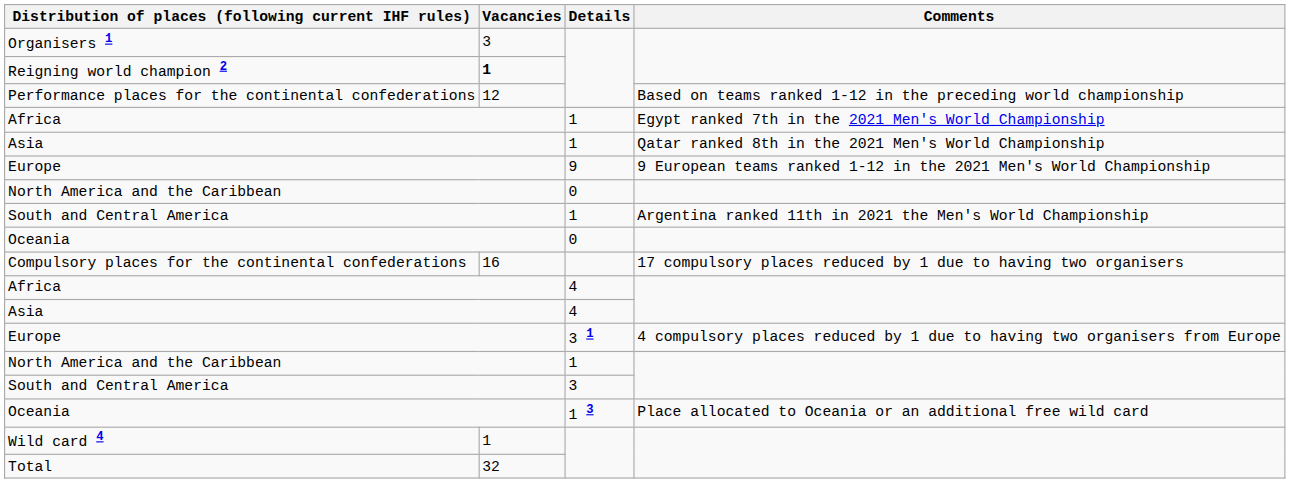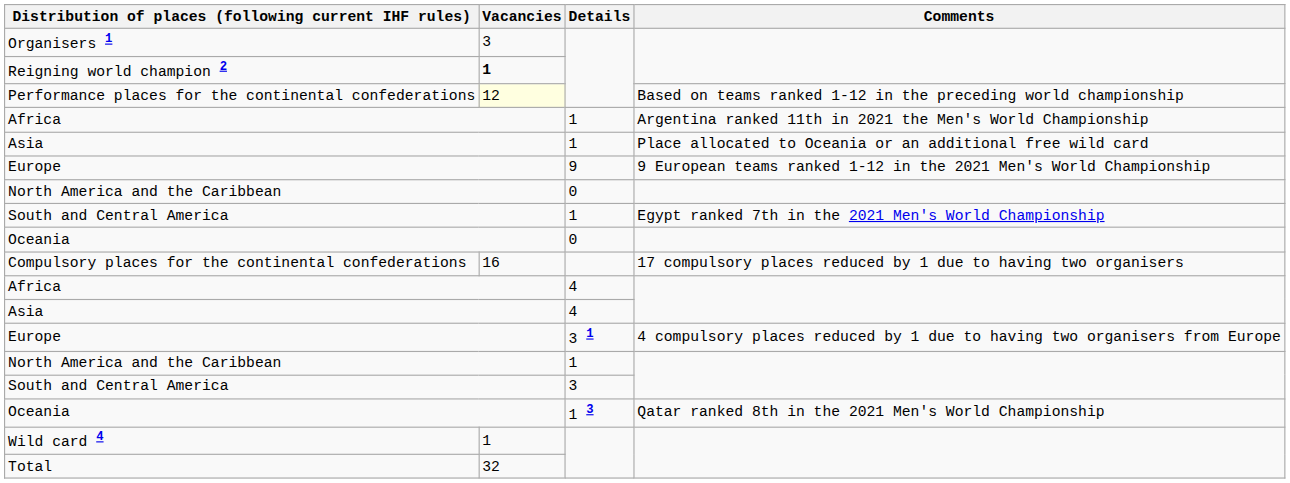(491, 96) no background -> (491, 96) lightyellow background
(871, 120) Egypt ranked 7th in the 2021 Men's World Championship -> (893, 120) Argentina ranked 11th in 2021 the Men's World Championship
(871, 144) Qatar ranked 8th in the 2021 Men's World Championship -> (893, 144) Place allocated to Oceania or an additional free wild card
(893, 216) Argentina ranked 11th in 2021 the Men's World Championship -> (871, 216) Egypt ranked 7th in the 2021 Men's World Championship
(893, 413) Place allocated to Oceania or an additional free wild card -> (871, 413) Qatar ranked 8th in the 2021 Men's World Championship
